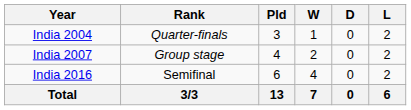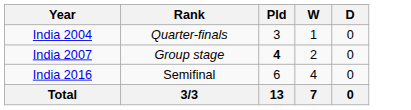- column: (387, 15)
(277, 55) normal -> (277, 55) bold
